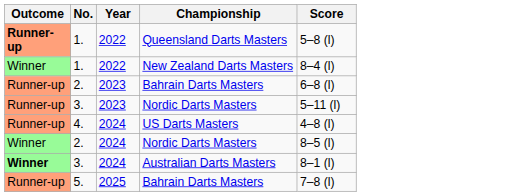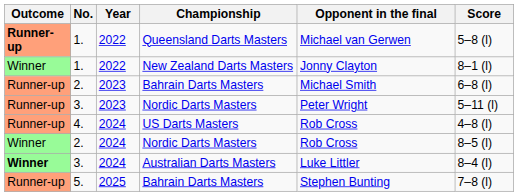+ column: (376, 14)
(317, 66) 8–4 (l) -> (475, 66) 8–1 (l)
(317, 162) 8–1 (l) -> (475, 162) 8–4 (l)
